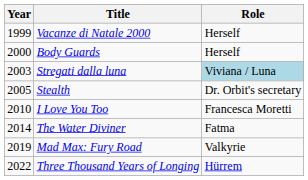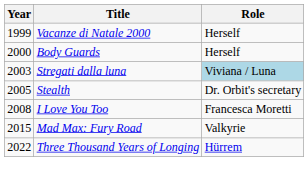(19, 109) 2010 -> (19, 109) 2008
- row: (81, 128)
(19, 147) 2019 -> (19, 128) 2015
